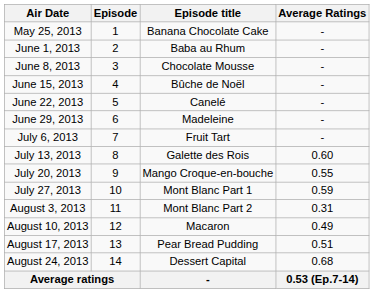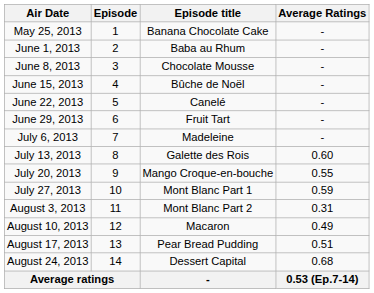(208, 119) Madeleine -> (208, 119) Fruit Tart
(208, 137) Fruit Tart -> (208, 137) Madeleine
